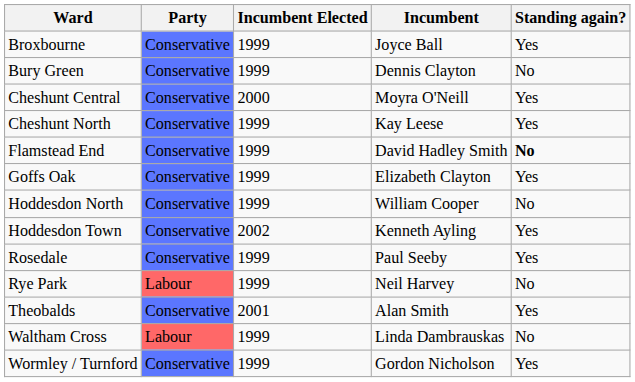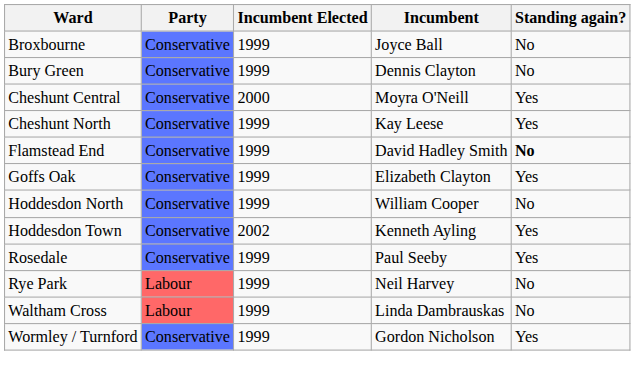(527, 44) Yes -> (525, 44) No
- row: (42, 310)
